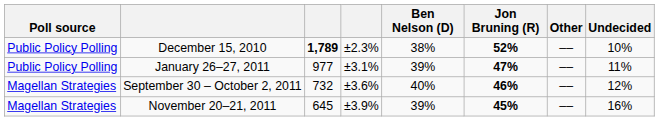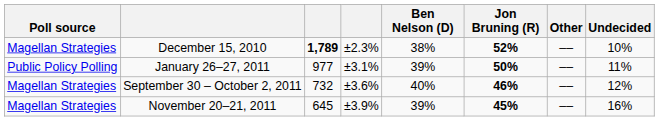(62, 47) Public Policy Polling -> (62, 47) Magellan Strategies
(506, 67) 47% -> (506, 67) 50%
